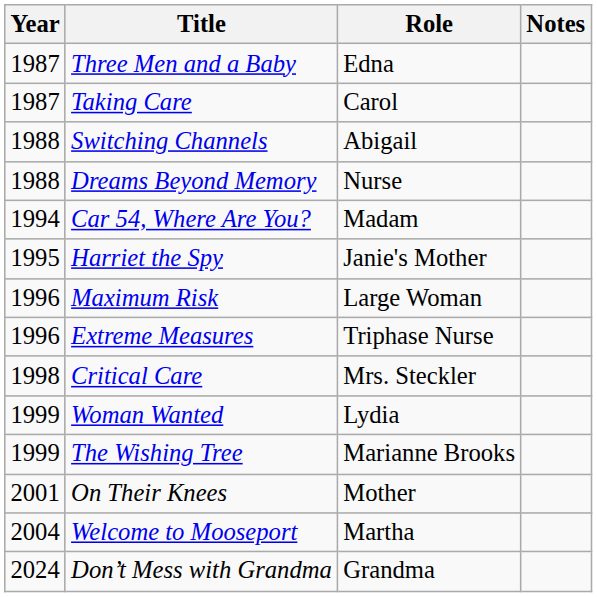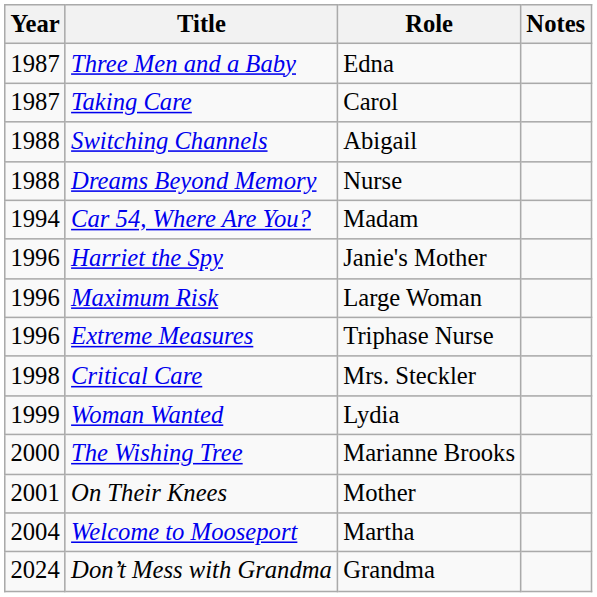(35, 258) 1995 -> (35, 258) 1996
(35, 453) 1999 -> (35, 453) 2000
